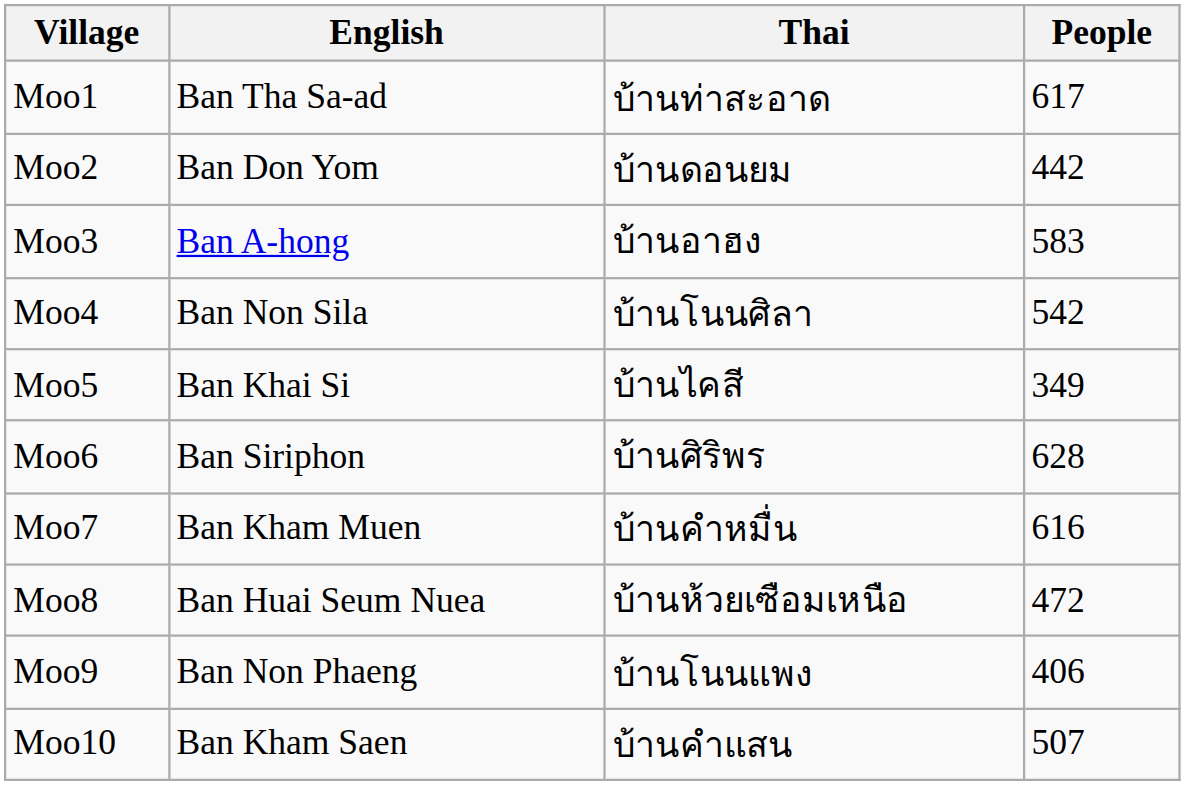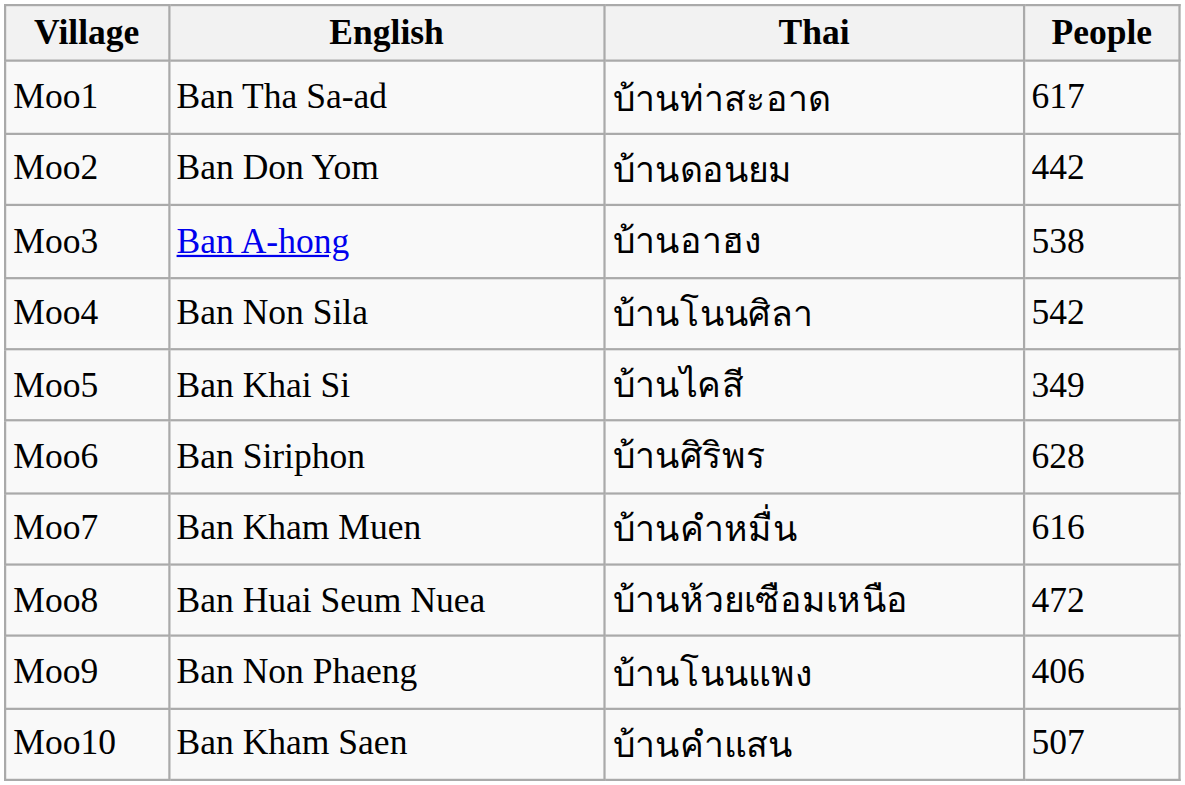(1058, 240) 583 -> (1058, 240) 538
